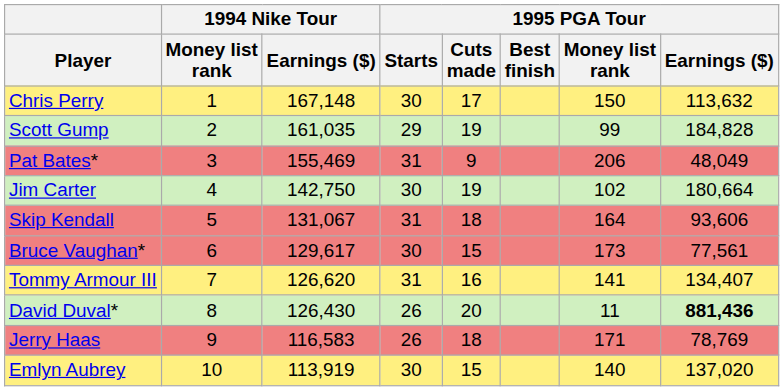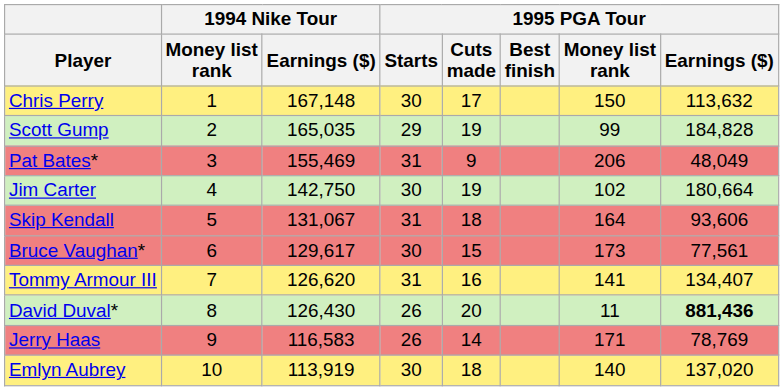(321, 130) 161,035 -> (321, 130) 165,035
(471, 340) 18 -> (471, 340) 14
(471, 370) 15 -> (471, 370) 18
